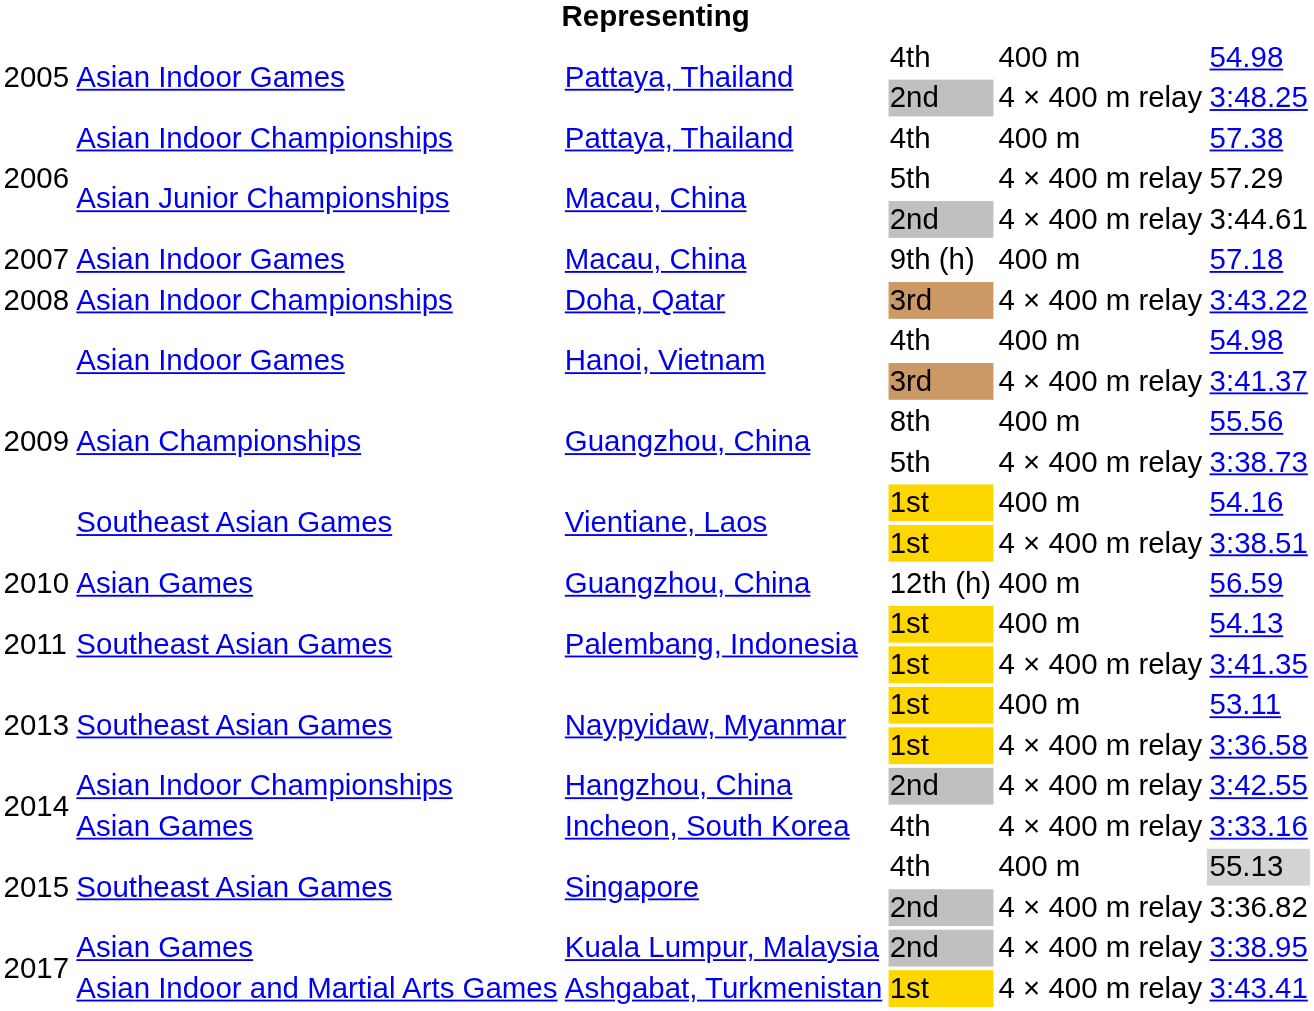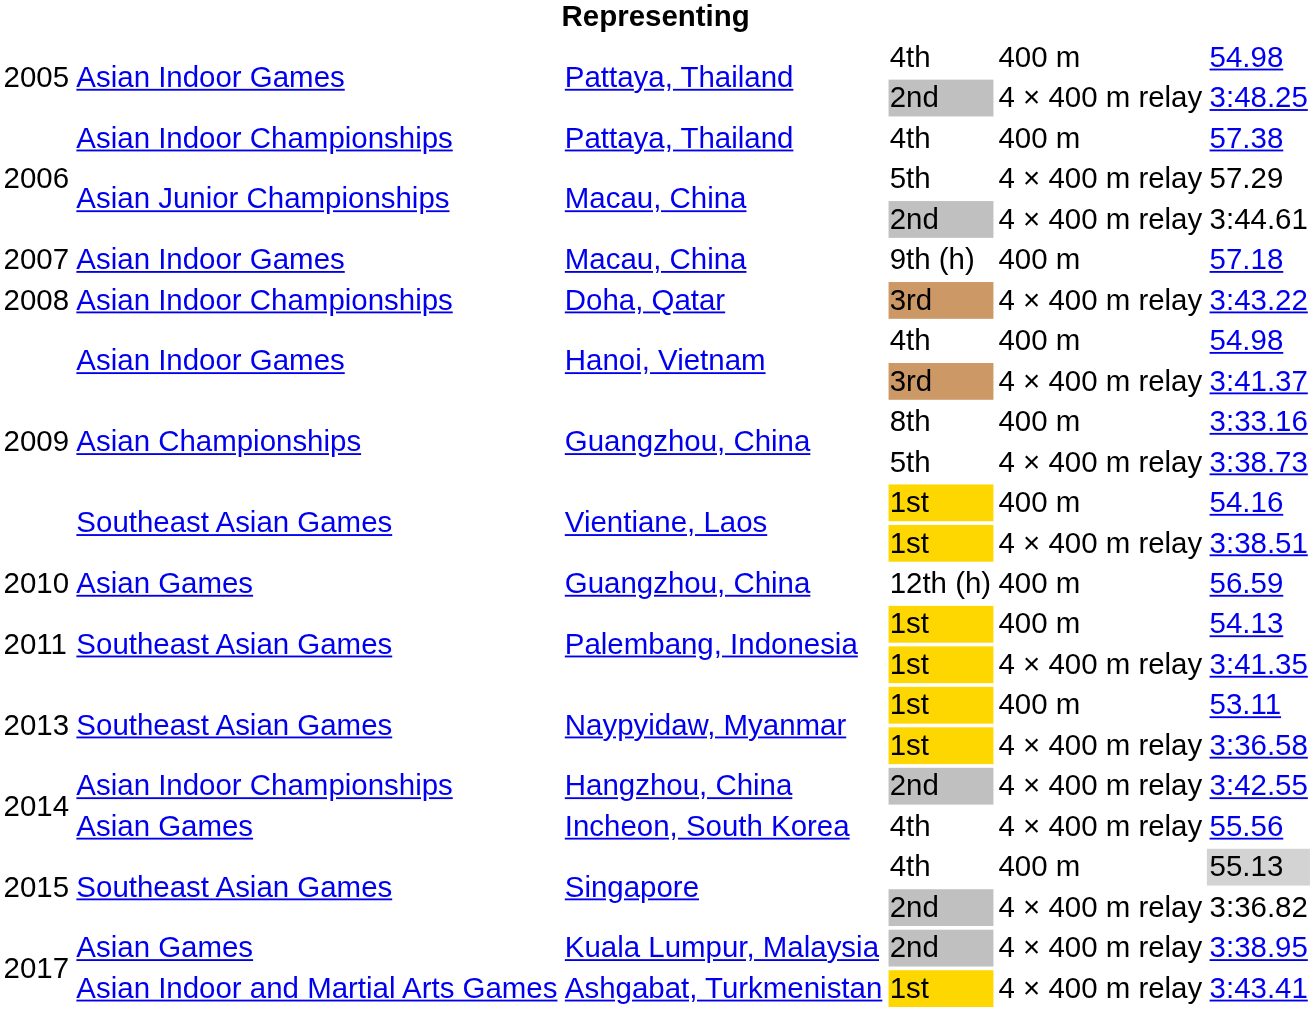(1246, 421) 55.56 -> (1259, 421) 3:33.16
(1259, 826) 3:33.16 -> (1246, 826) 55.56
